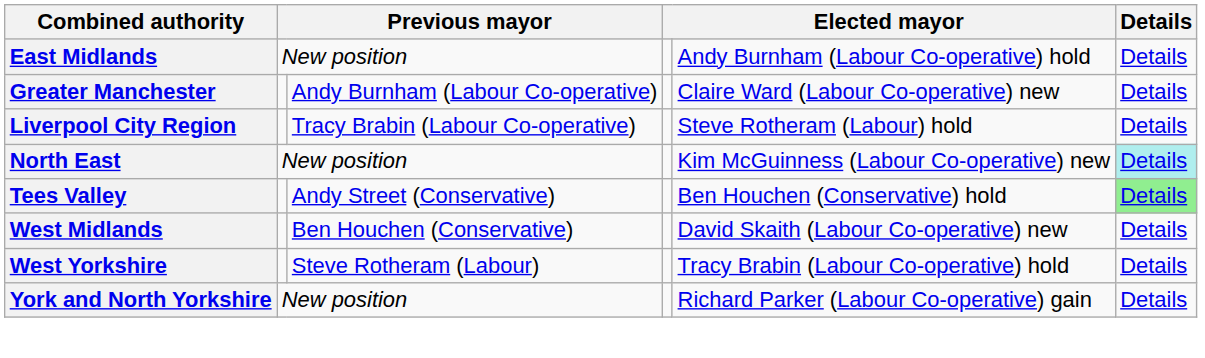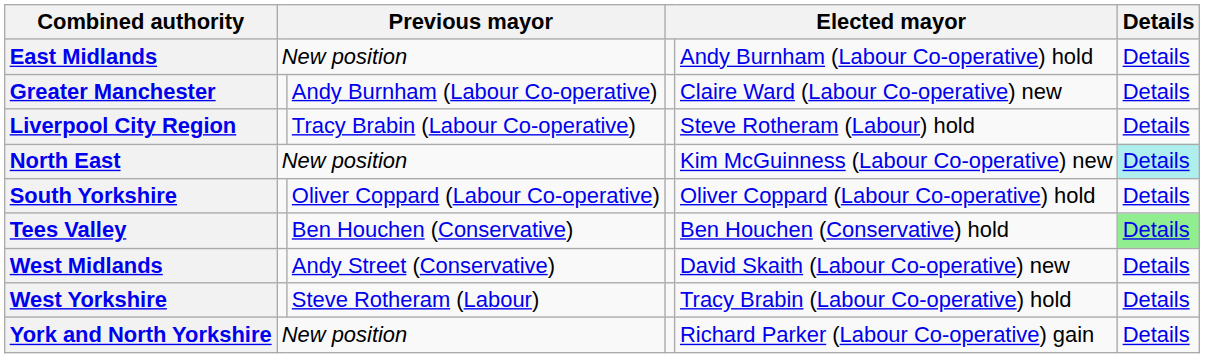+ row: (93, 195)
(423, 195) Andy Street (Conservative) -> (433, 230) Ben Houchen (Conservative)
(433, 230) Ben Houchen (Conservative) -> (423, 265) Andy Street (Conservative)
